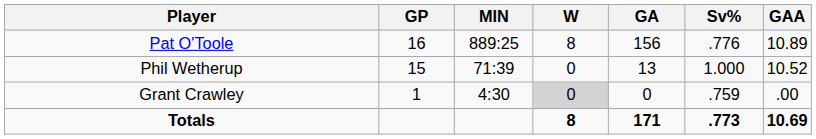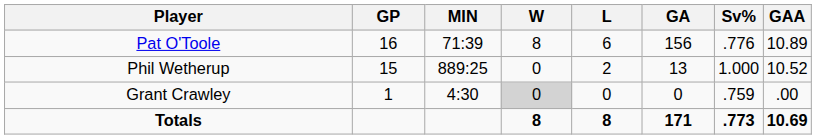+ column: (607, 17)
(494, 43) 889:25 -> (463, 43) 71:39
(494, 69) 71:39 -> (463, 69) 889:25
